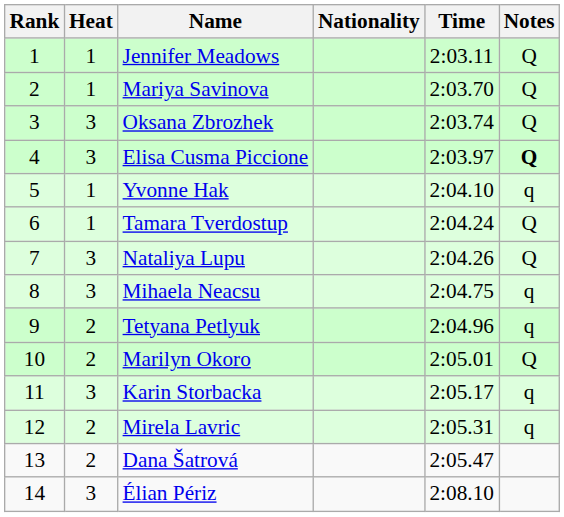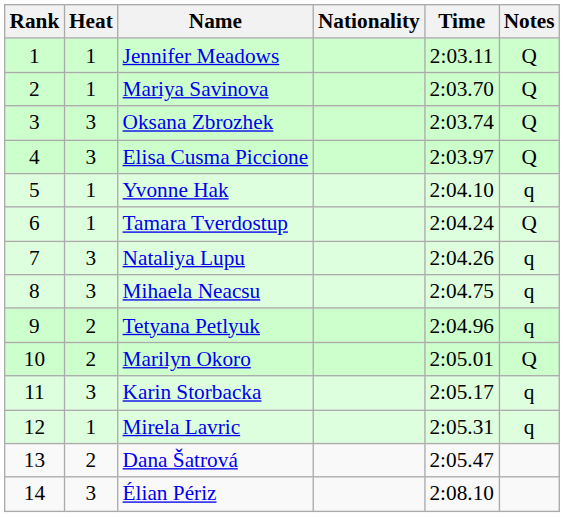(529, 156) bold -> (529, 156) normal
(529, 257) Q -> (529, 257) q
(91, 426) 2 -> (91, 426) 1
